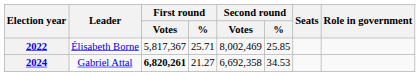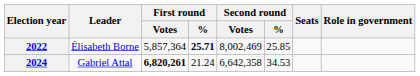(165, 46) 5,817,367 -> (165, 46) 5,857,364
(203, 46) normal -> (203, 46) bold
(203, 63) 21.27 -> (203, 63) 21.24
(241, 63) 6,692,358 -> (241, 63) 6,642,358
